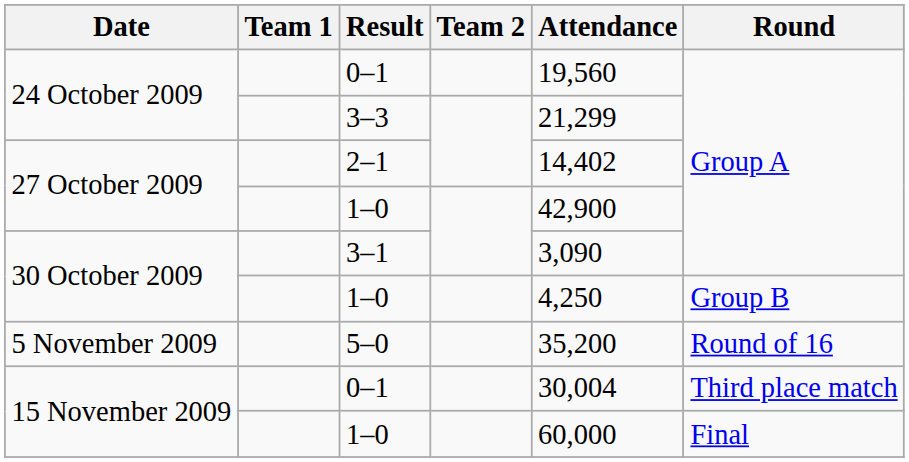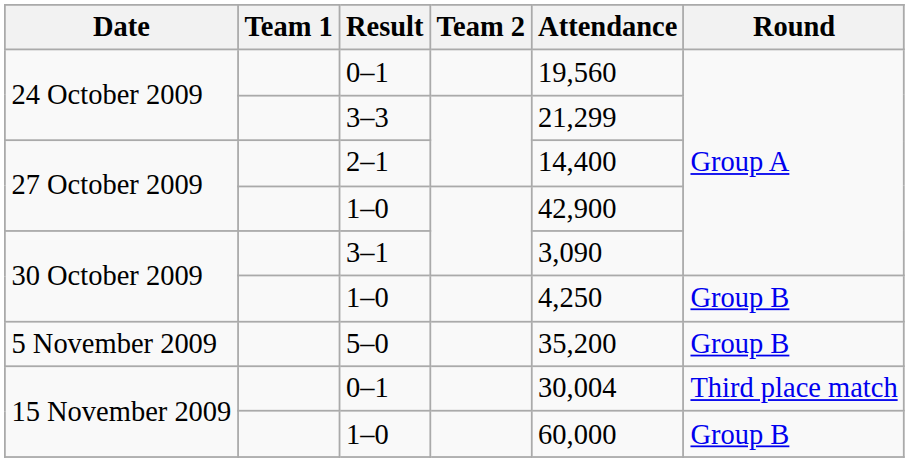(577, 162) 14,402 -> (577, 162) 14,400
(762, 343) Round of 16 -> (740, 343) Group B
(720, 433) Final -> (740, 433) Group B
